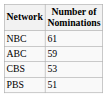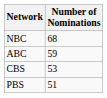(52, 38) 61 -> (52, 38) 68
